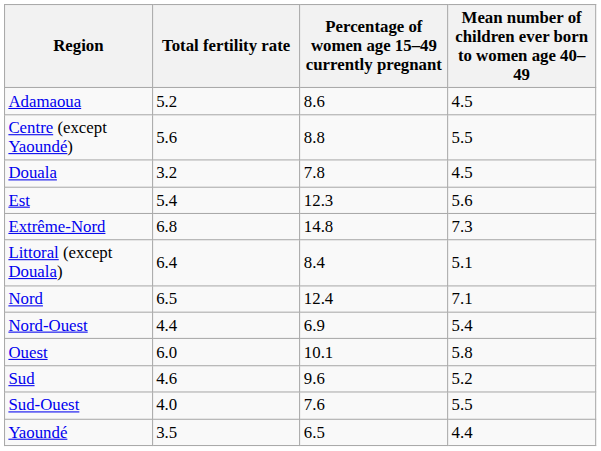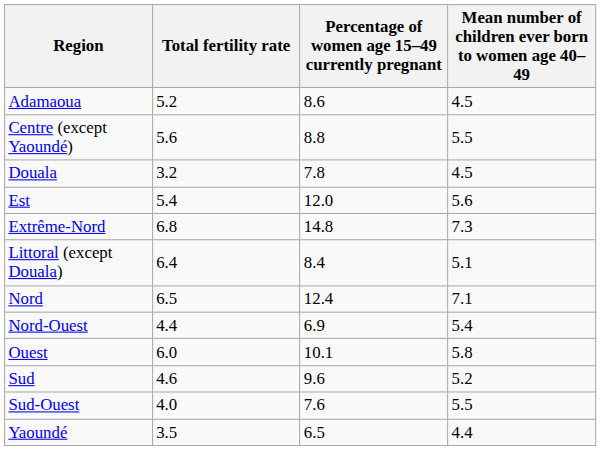(319, 199) 12.3 -> (319, 199) 12.0
